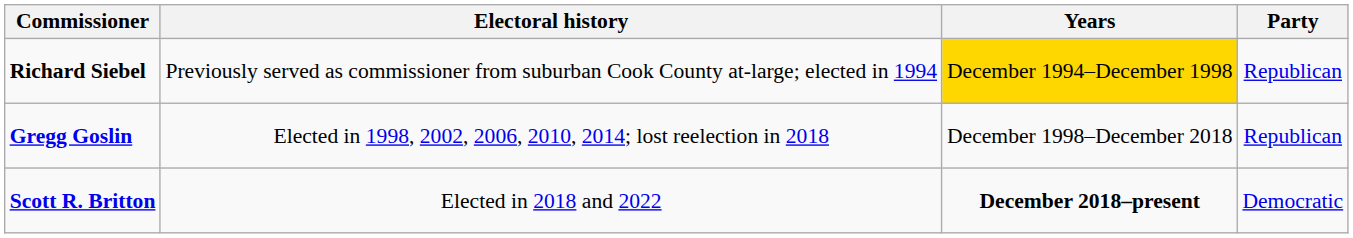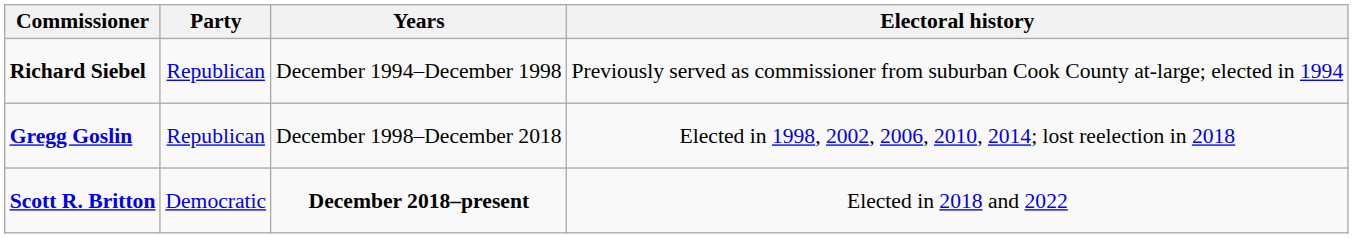columns swapped: (1293, 21) <-> (551, 21)
(1090, 71) gold background -> (419, 71) no background
